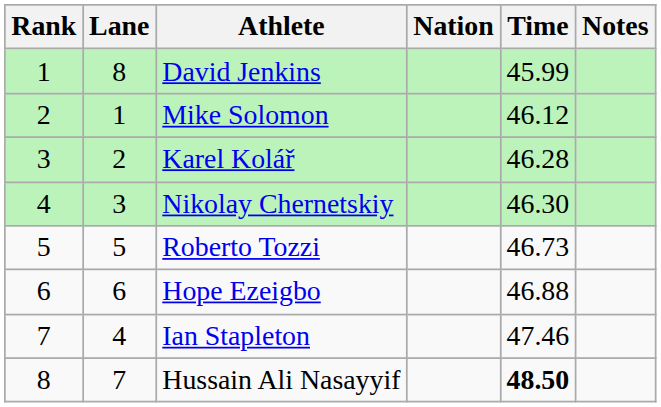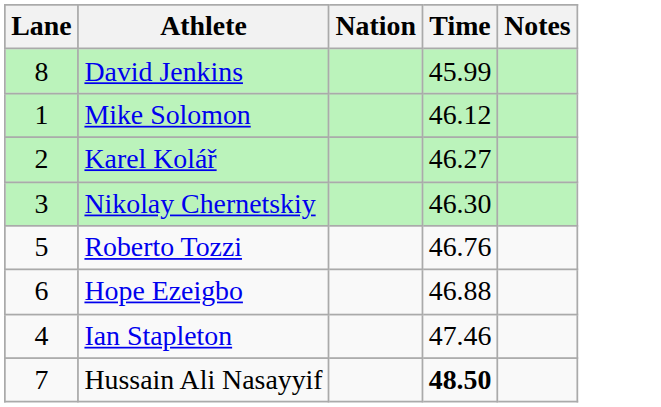- column: (44, 26)
(538, 159) 46.28 -> (460, 159) 46.27
(538, 247) 46.73 -> (460, 247) 46.76
